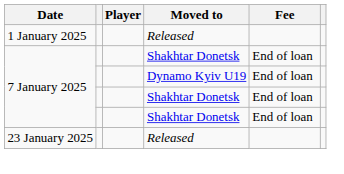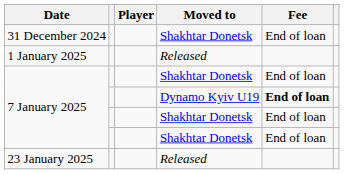+ row: (57, 35)
(283, 76) normal -> (297, 96) bold
